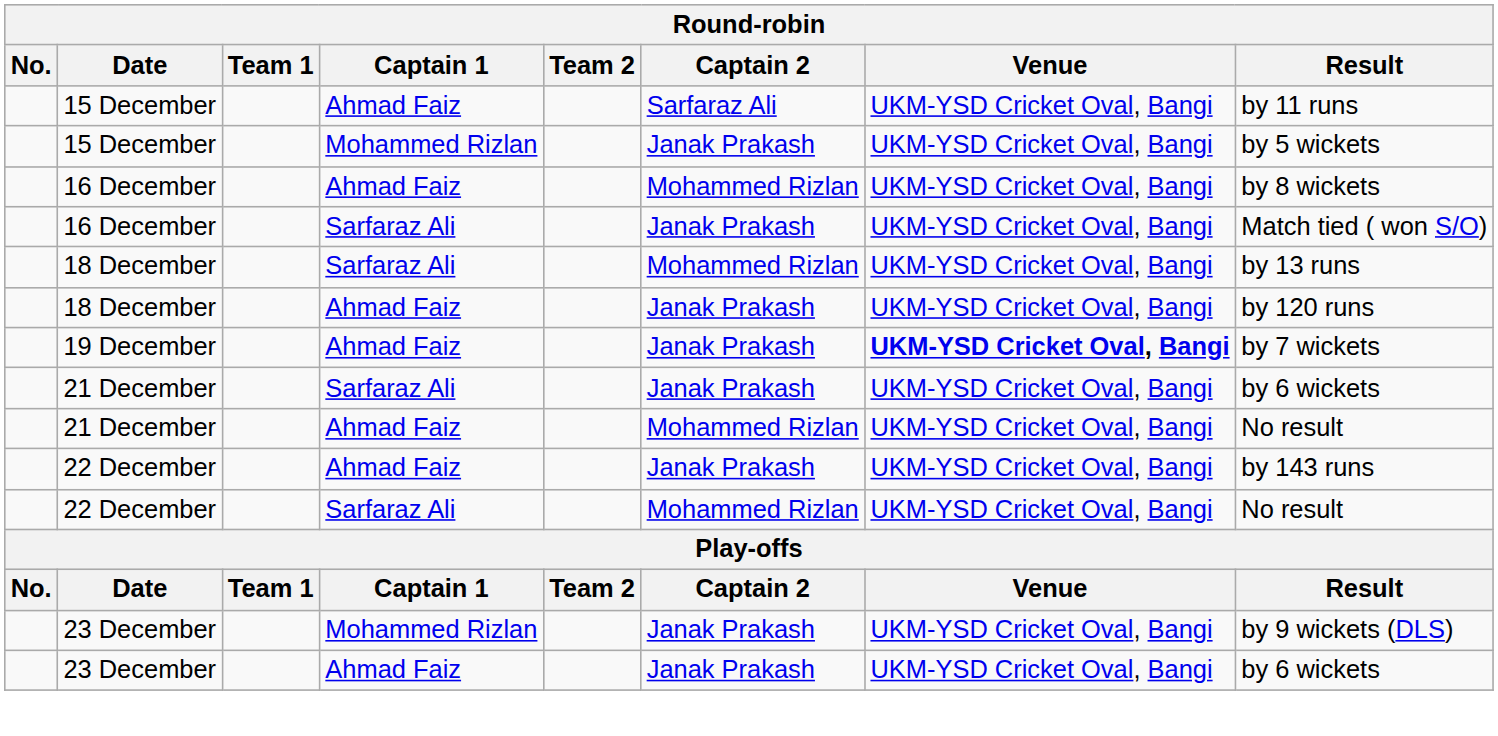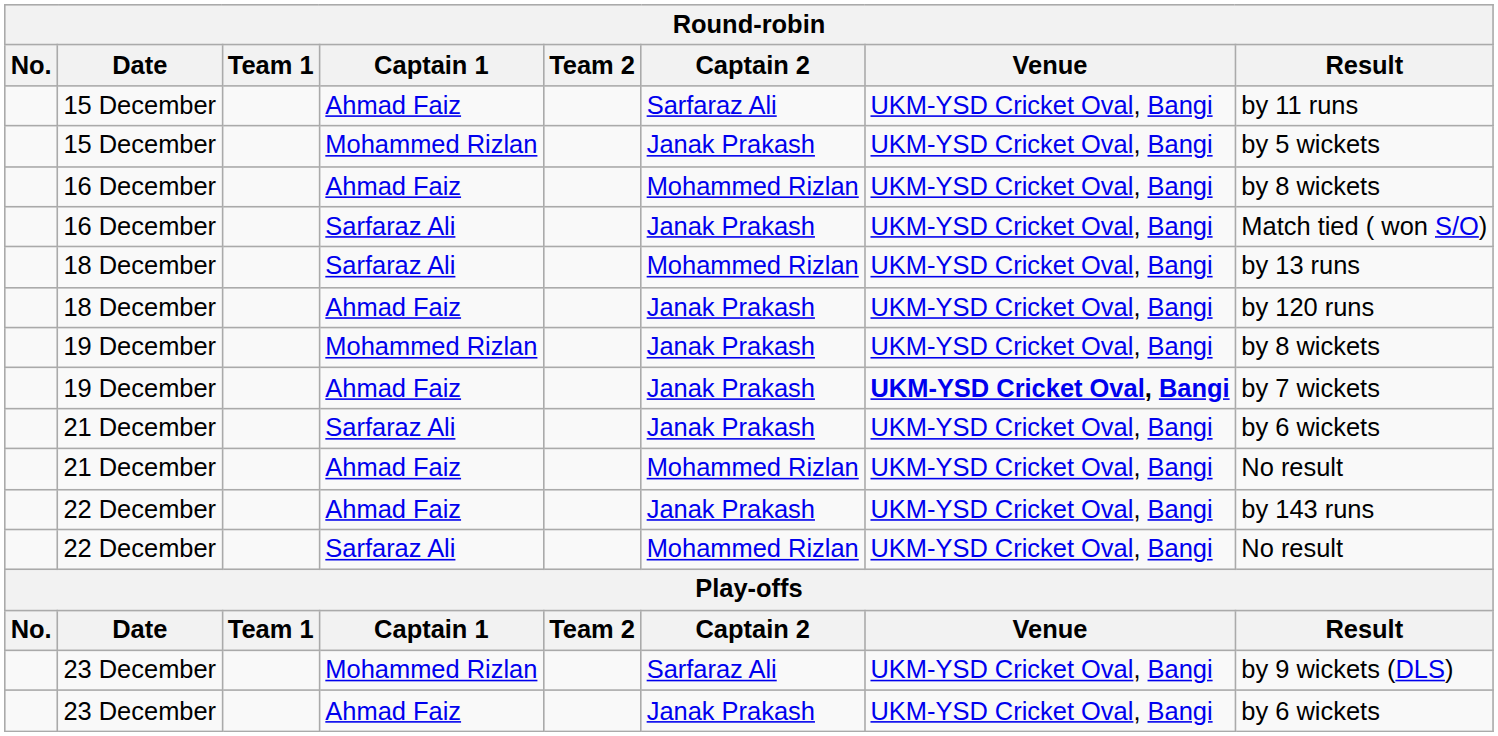+ row: (140, 347)
(731, 629) Janak Prakash -> (712, 670) Sarfaraz Ali
